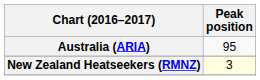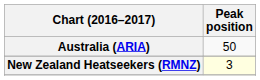(229, 46) 95 -> (229, 46) 50
